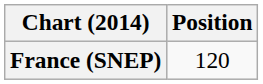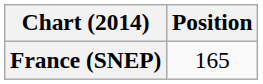(212, 60) 120 -> (212, 60) 165
